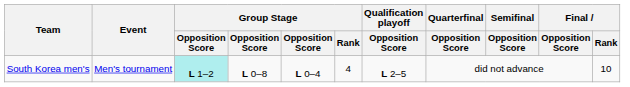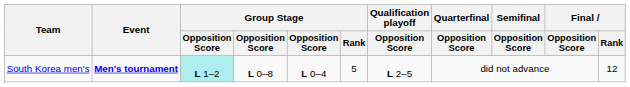(133, 69) normal -> (136, 69) bold
(348, 69) 4 -> (354, 69) 5
(606, 69) 10 -> (612, 69) 12
